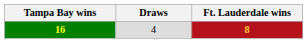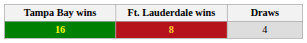columns swapped: (154, 13) <-> (247, 13)
